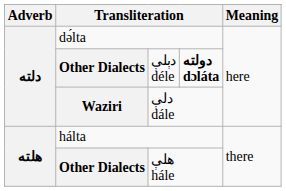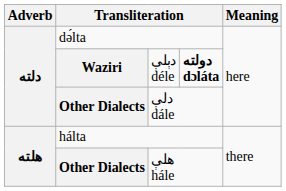(102, 67) Other Dialects -> (102, 67) Waziri
(102, 106) Waziri -> (102, 106) Other Dialects
